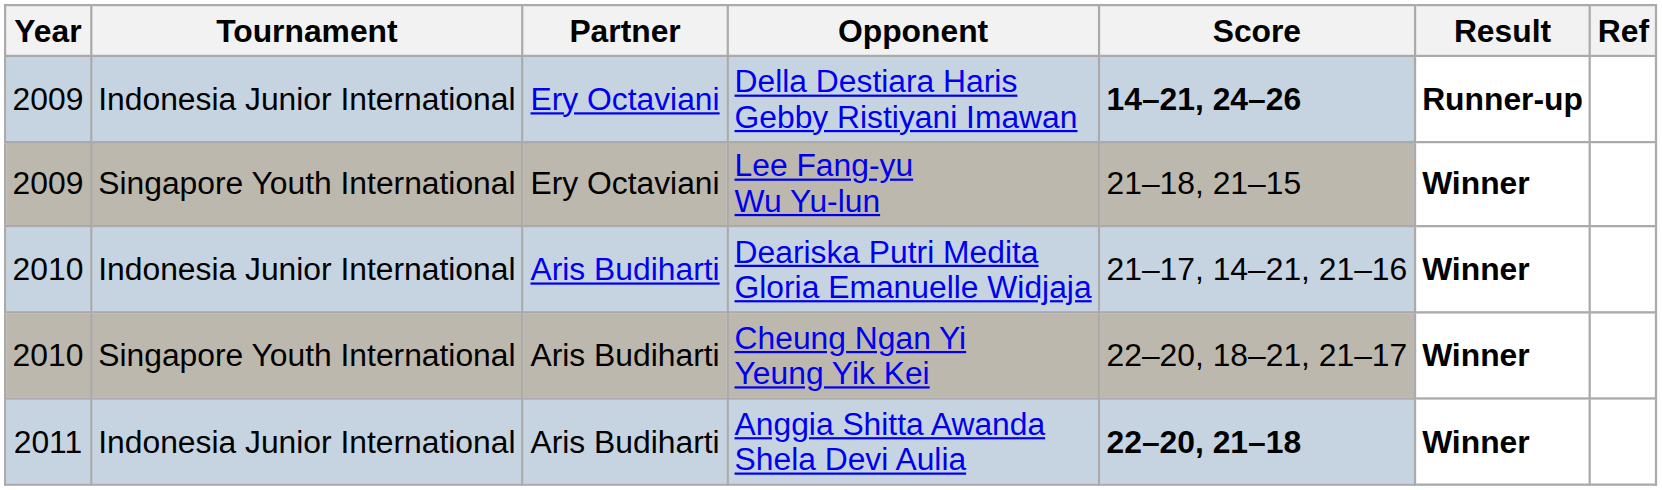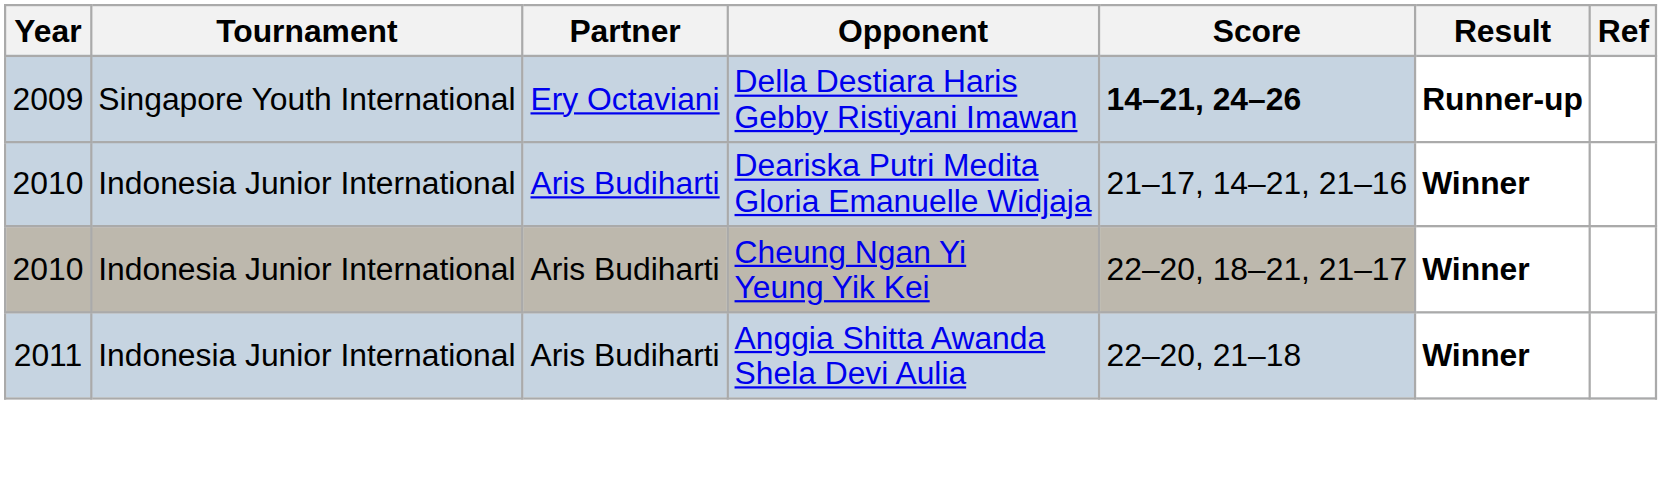(307, 99) Indonesia Junior International -> (307, 99) Singapore Youth International
- row: (824, 184)
(307, 356) Singapore Youth International -> (307, 270) Indonesia Junior International
(1204, 441) bold -> (1204, 356) normal
